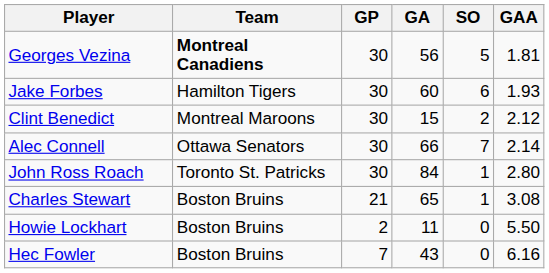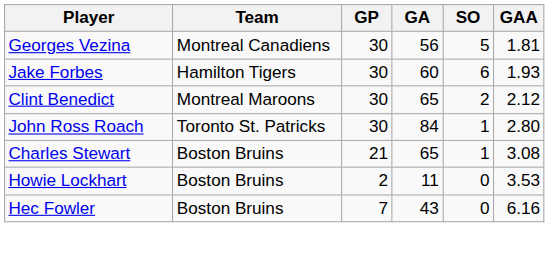(220, 54) bold -> (253, 45) normal
(429, 118) 15 -> (429, 99) 65
- row: (57, 145)
(523, 227) 5.50 -> (523, 180) 3.53
